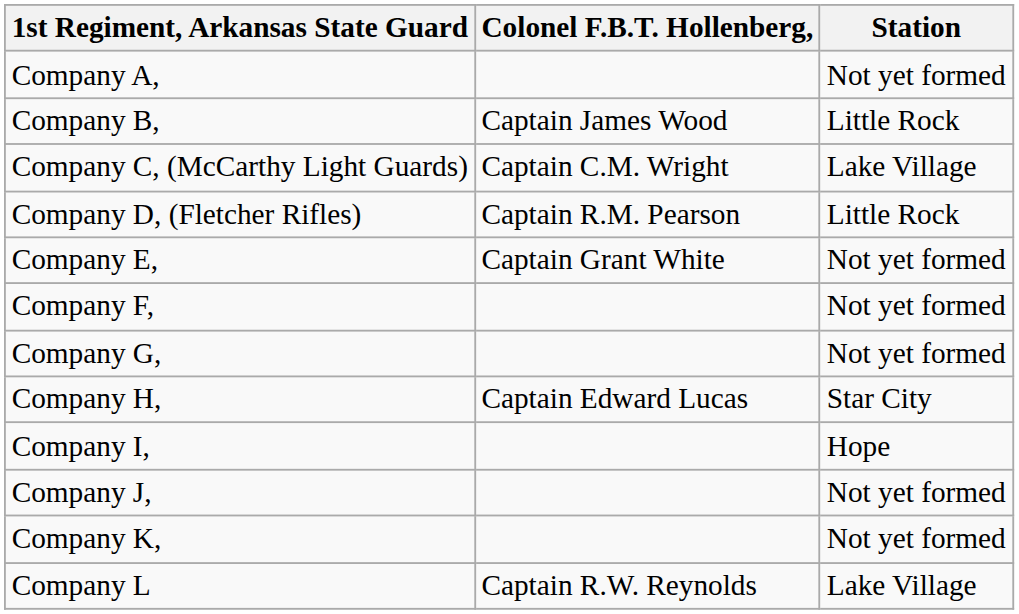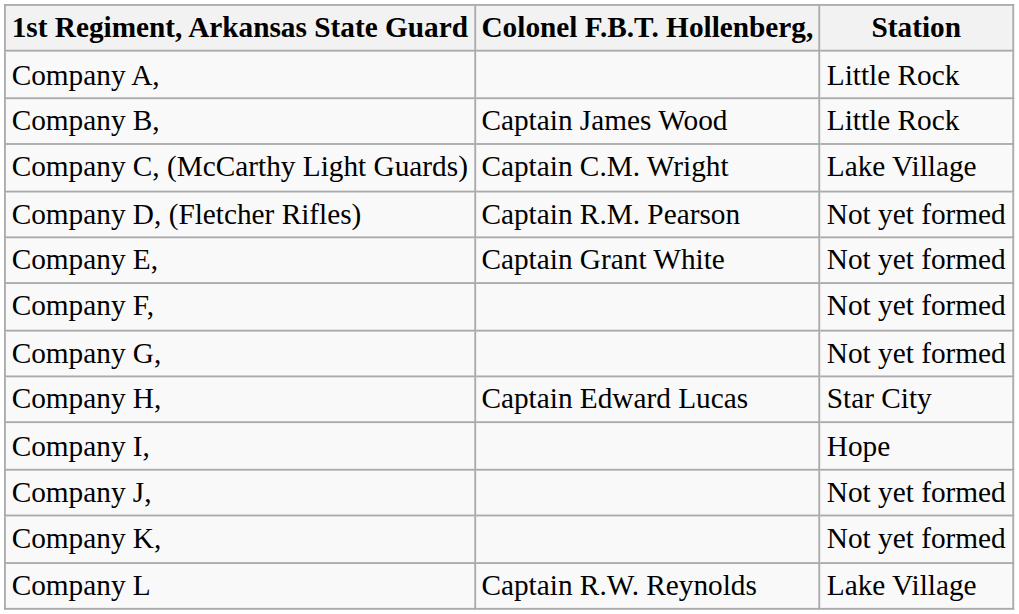(916, 74) Not yet formed -> (893, 74) Little Rock
(893, 213) Little Rock -> (916, 213) Not yet formed
